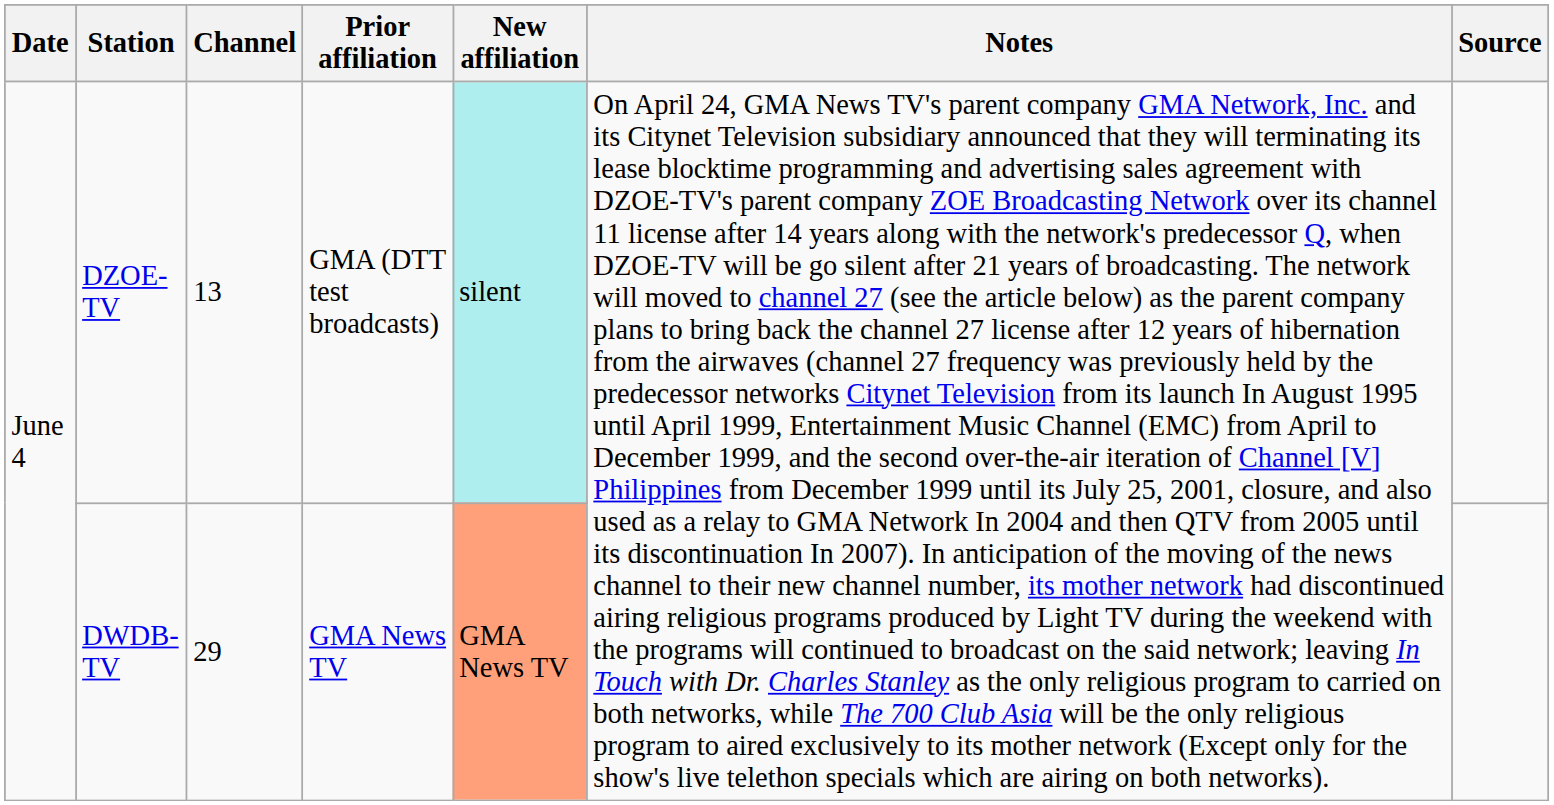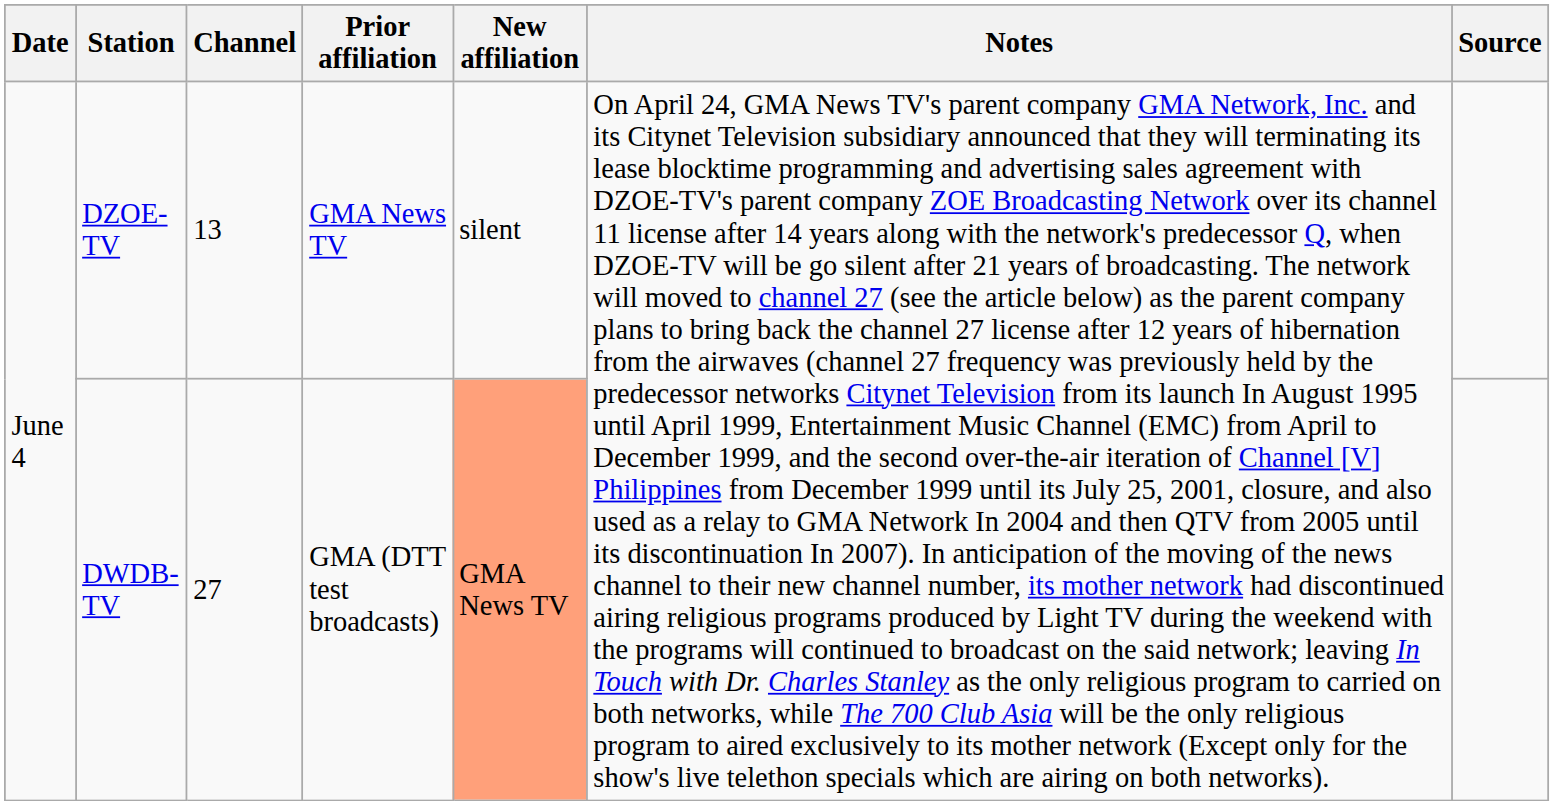(378, 292) GMA (DTT test broadcasts) -> (378, 230) GMA News TV
(490, 292) paleturquoise background -> (490, 230) no background
(207, 651) 29 -> (207, 589) 27
(378, 651) GMA News TV -> (378, 589) GMA (DTT test broadcasts)
